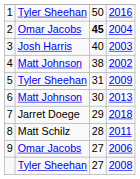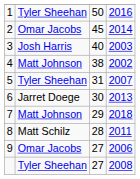(98, 30) bold -> (98, 30) normal
(121, 30) 2004 -> (121, 30) 2014
(121, 81) 2009 -> (121, 81) 2007
(50, 98) Matt Johnson -> (49, 98) Jarret Doege
(49, 115) Jarret Doege -> (50, 115) Matt Johnson
